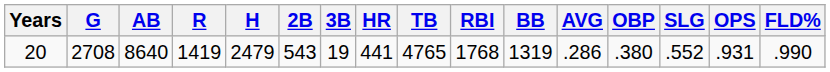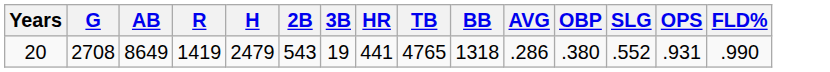- column: (477, 20)
(146, 52) 8640 -> (146, 52) 8649
(530, 52) 1319 -> (477, 52) 1318
